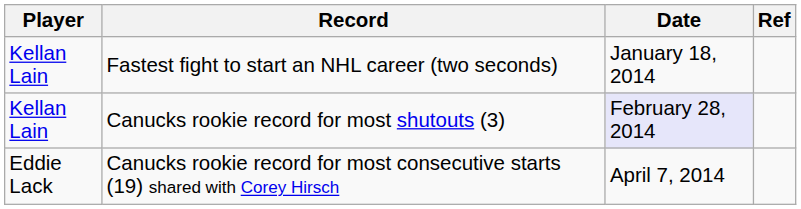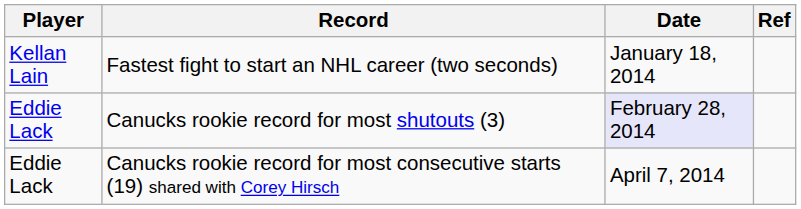(38, 120) Kellan Lain -> (36, 120) Eddie Lack
